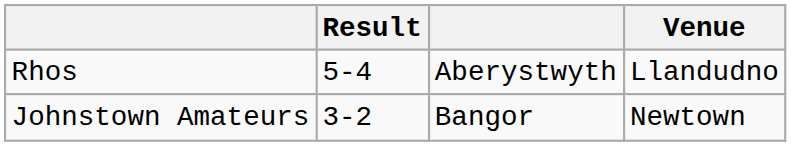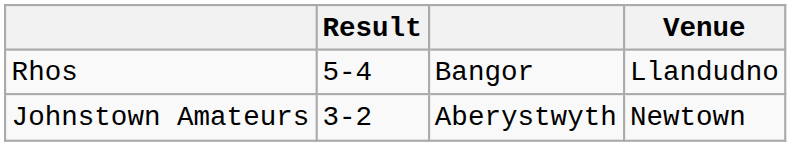(526, 72) Aberystwyth -> (484, 72) Bangor
(484, 117) Bangor -> (526, 117) Aberystwyth
